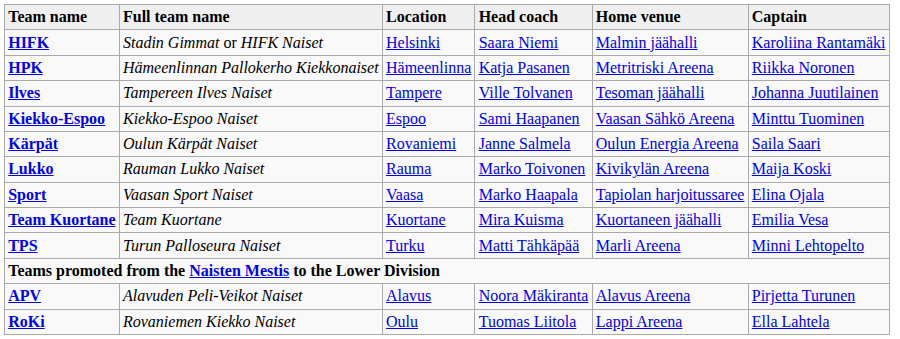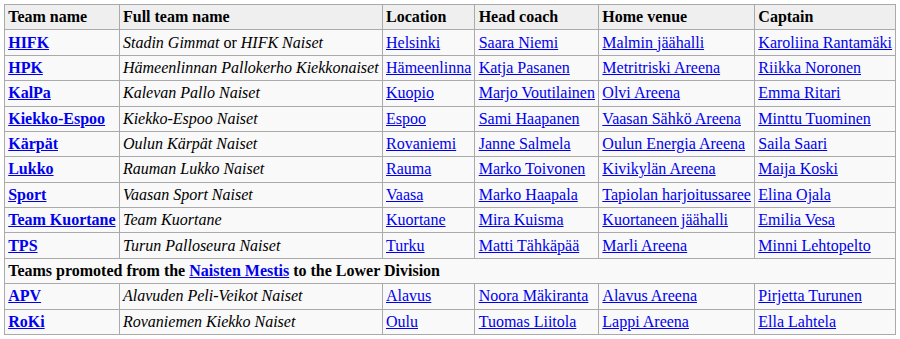- row: (24, 93)
+ row: (30, 93)
